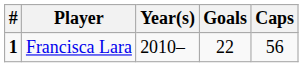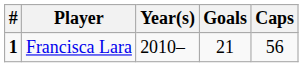(225, 47) 22 -> (225, 47) 21
